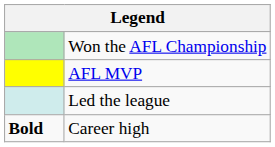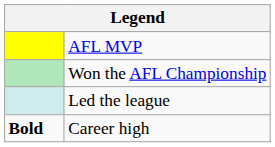rows swapped: (105, 73) <-> (167, 45)
